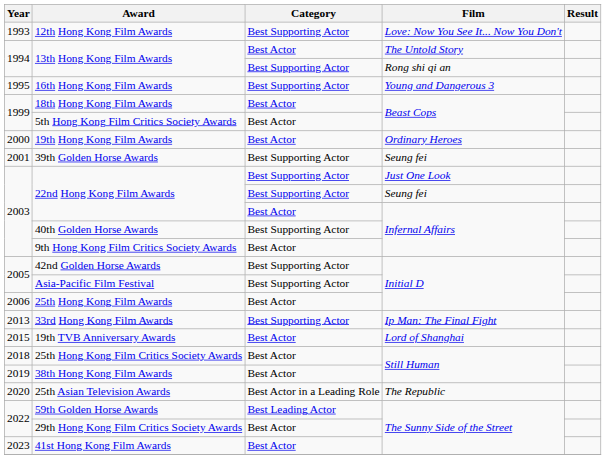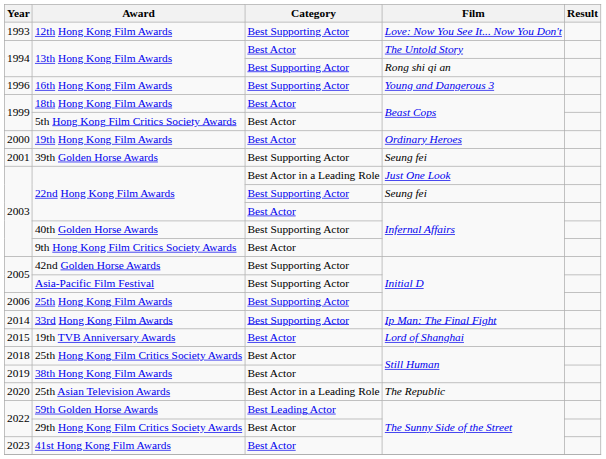(18, 85) 1995 -> (18, 85) 1996
(298, 175) Best Supporting Actor -> (313, 175) Best Actor in a Leading Role
(272, 301) Best Actor -> (298, 301) Best Supporting Actor
(18, 319) 2013 -> (18, 319) 2014
